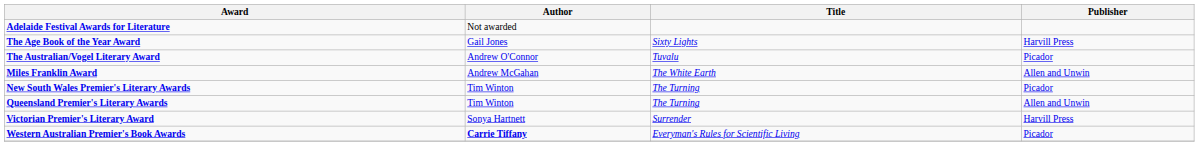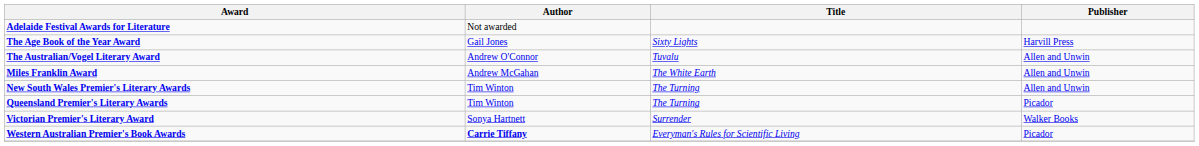(1038, 57) Picador -> (1057, 57) Allen and Unwin
(1038, 88) Picador -> (1057, 88) Allen and Unwin
(1057, 103) Allen and Unwin -> (1038, 103) Picador
(1048, 118) Harvill Press -> (1051, 118) Walker Books
